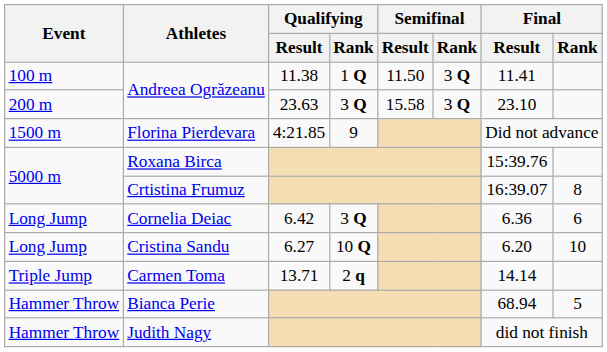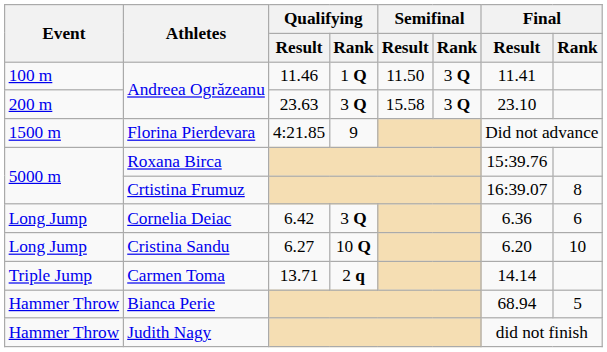(299, 76) 11.38 -> (299, 76) 11.46
